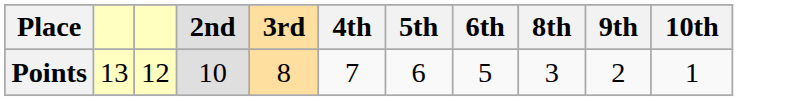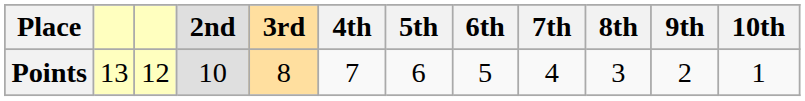+ column: (552, 26)
